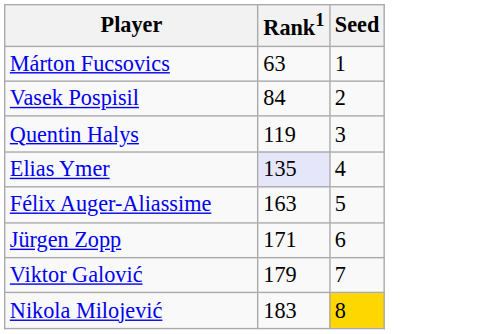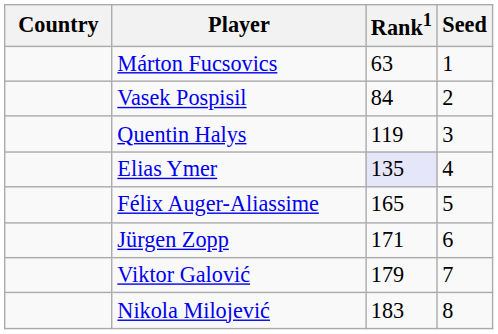+ column: (58, 25)
(280, 204) 163 -> (388, 204) 165
(340, 310) gold background -> (448, 310) no background
